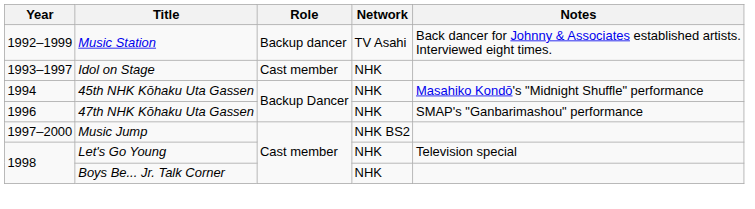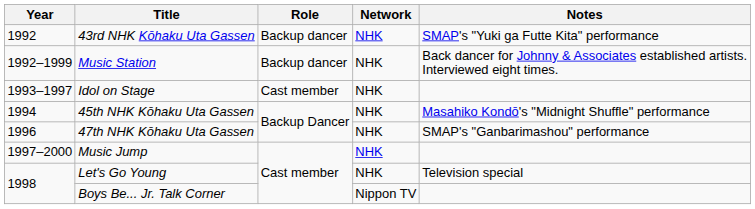+ row: (166, 35)
(381, 42) TV Asahi -> (369, 63) NHK
(382, 132) NHK BS2 -> (369, 152) NHK
(368, 173) NHK -> (386, 193) Nippon TV
